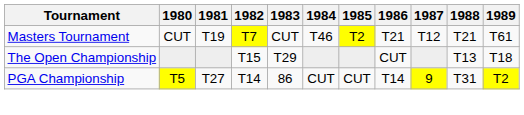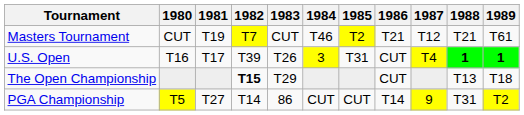+ row: (39, 58)
(249, 58) normal -> (249, 79) bold
